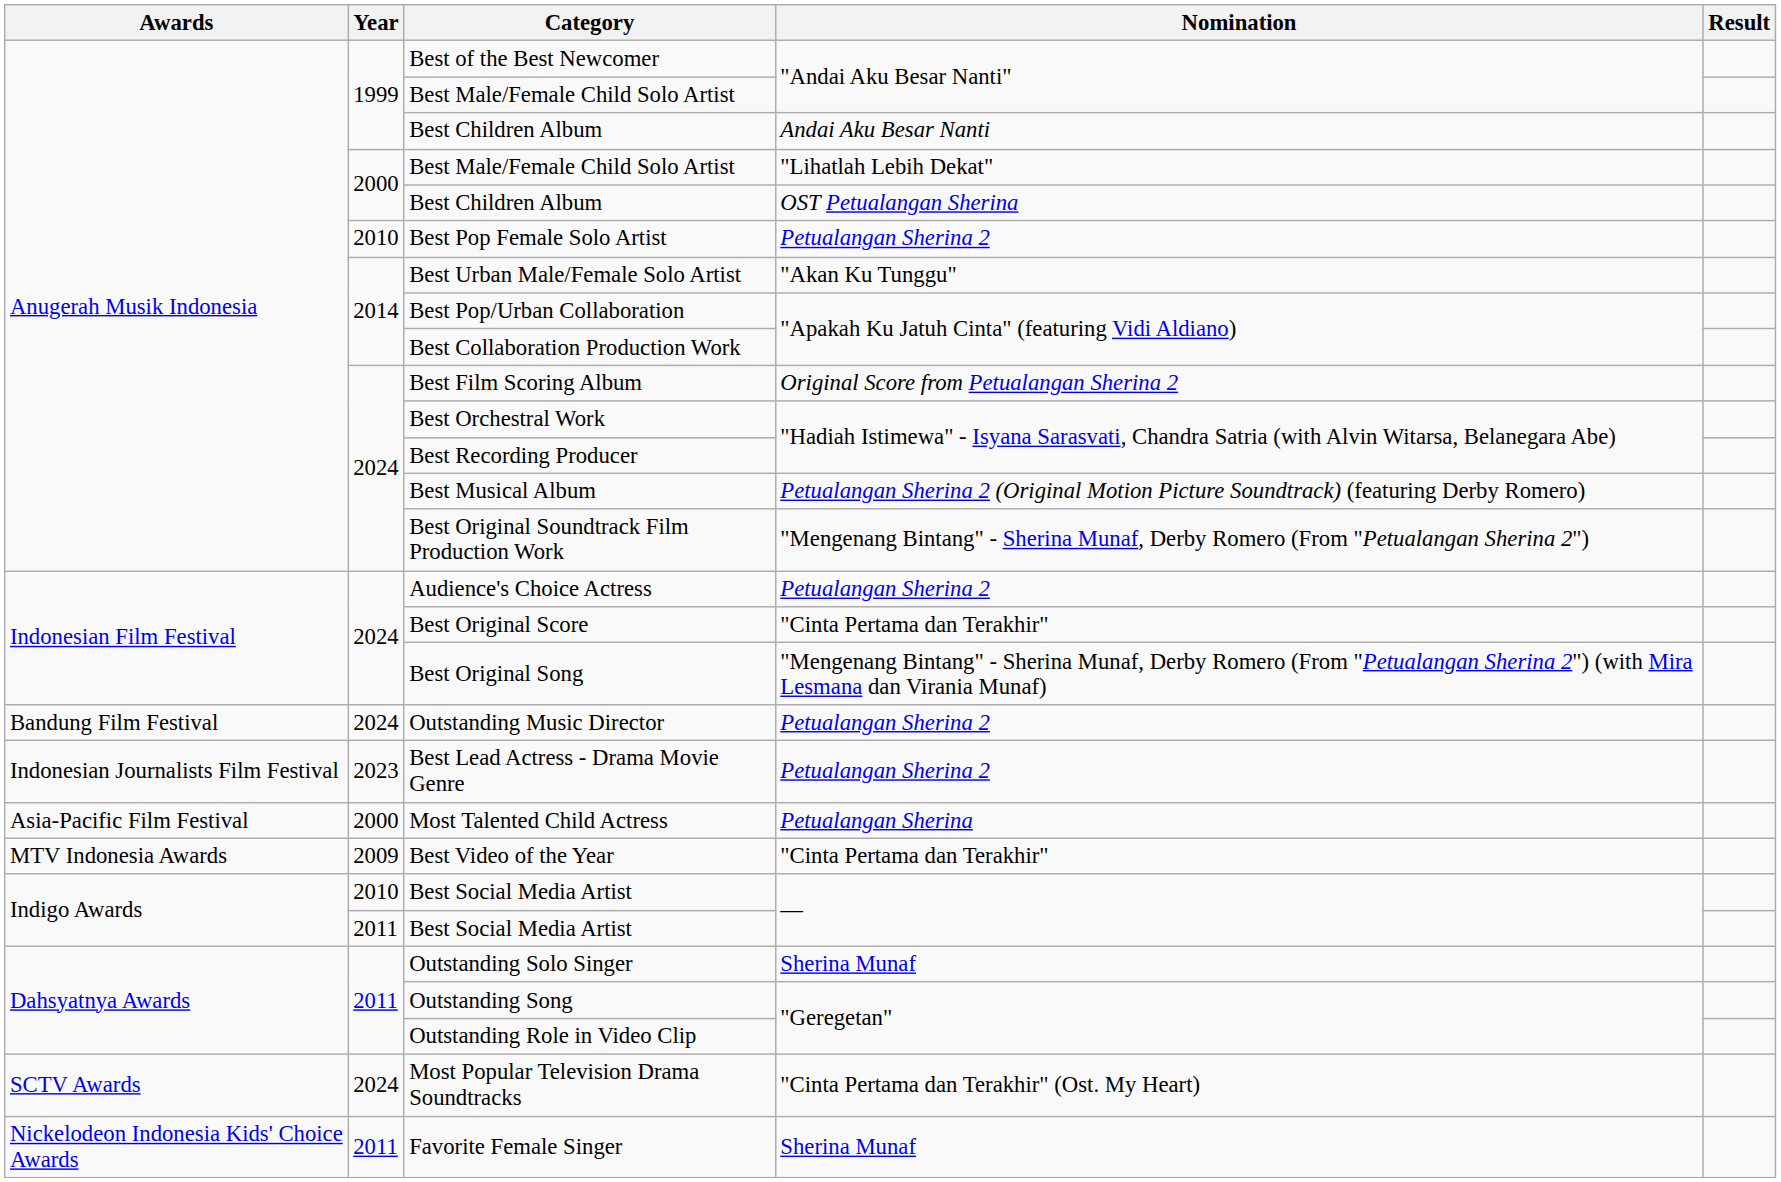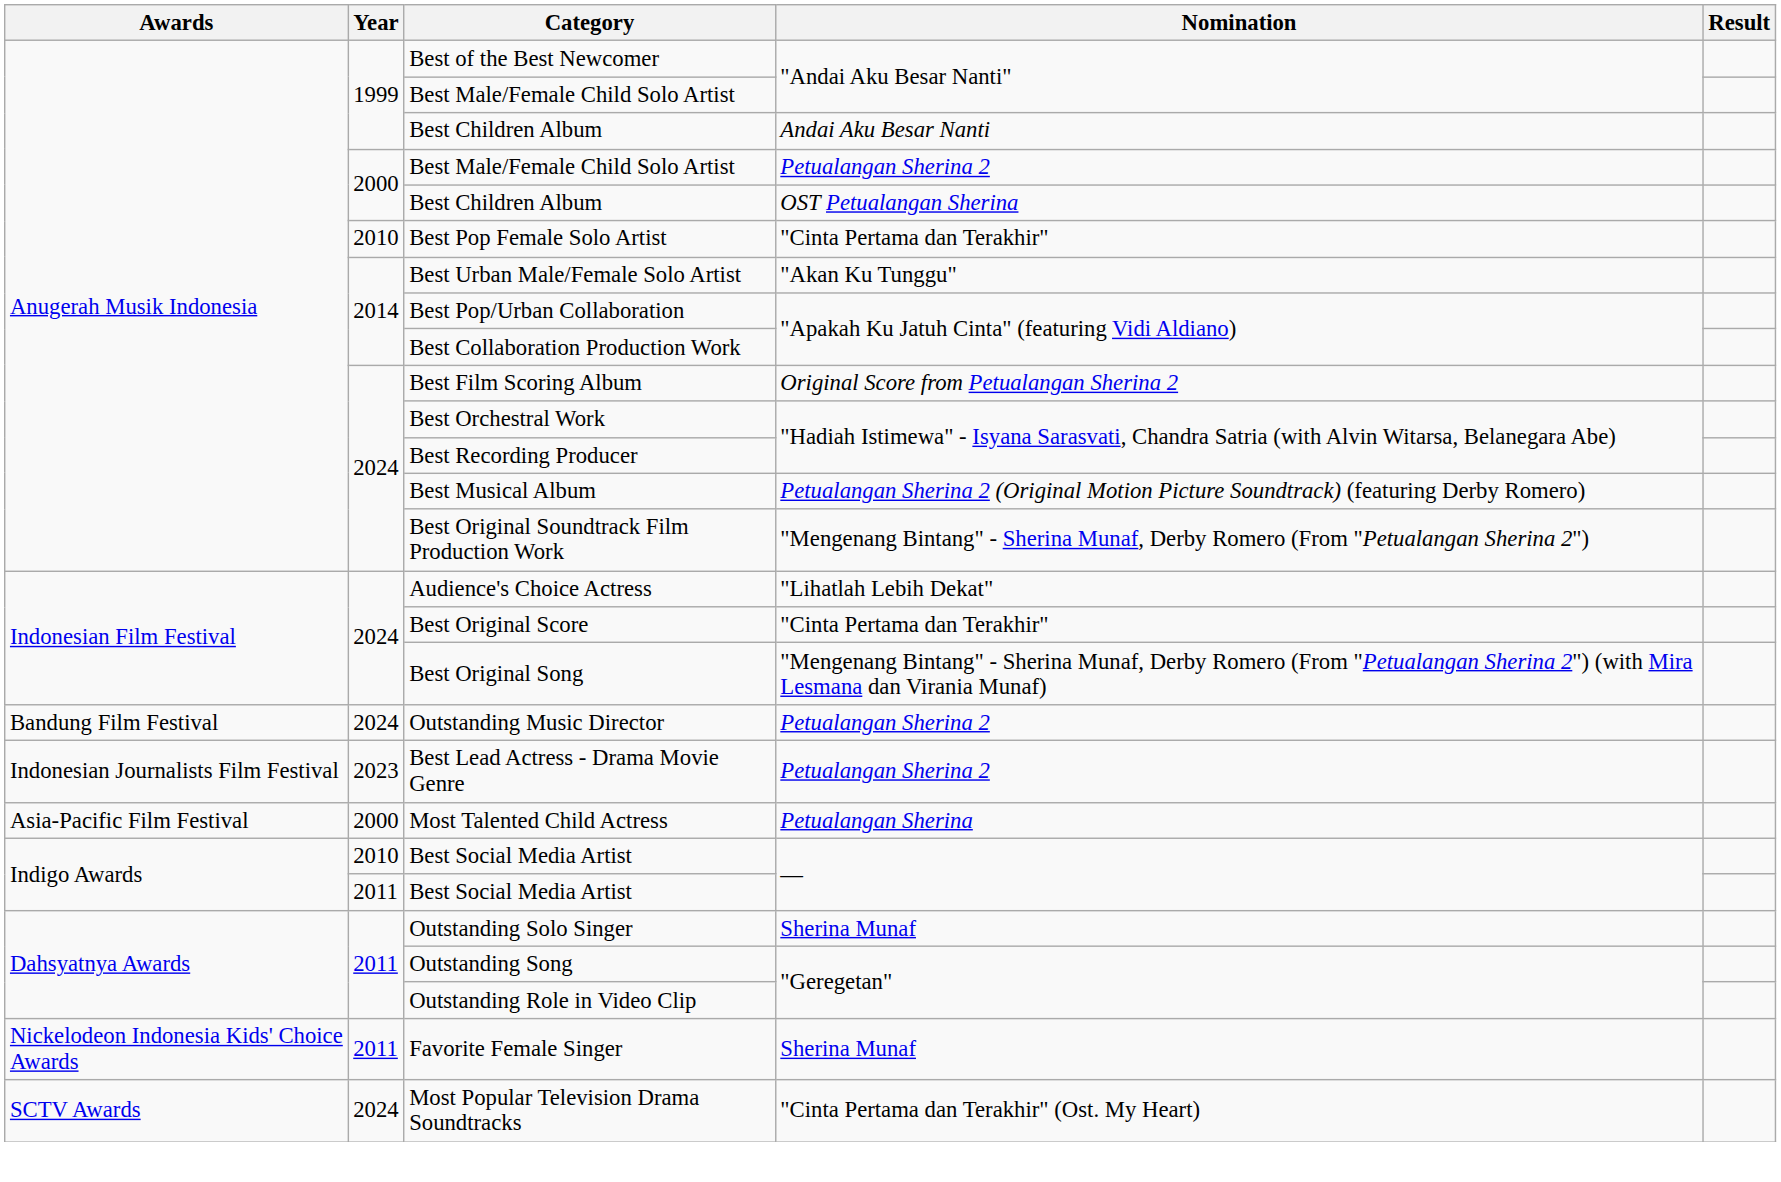(887, 166) "Lihatlah Lebih Dekat" -> (885, 166) Petualangan Sherina 2
(885, 238) Petualangan Sherina 2 -> (914, 238) "Cinta Pertama dan Terakhir"
(885, 588) Petualangan Sherina 2 -> (887, 588) "Lihatlah Lebih Dekat"
- row: (376, 855)
rows swapped: (376, 1146) <-> (376, 1084)
